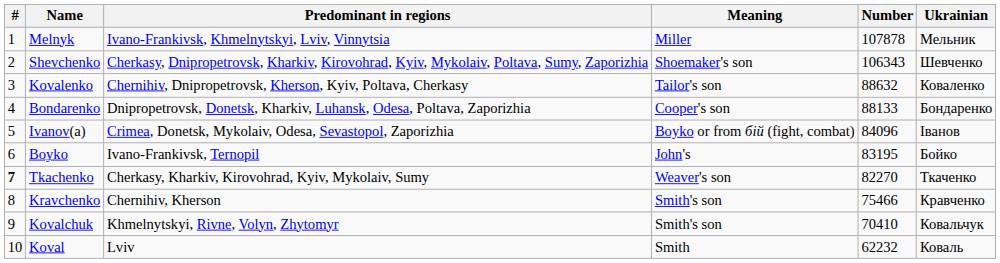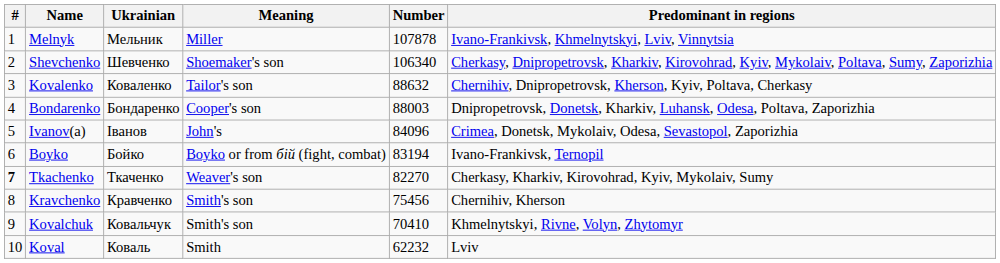columns swapped: (956, 16) <-> (378, 16)
(883, 62) 106343 -> (414, 62) 106340
(880, 108) 88133 -> (411, 108) 88003
(755, 131) Boyko or from бій (fight, combat) -> (204, 131) John's
(673, 154) John's -> (286, 154) Boyko or from бій (fight, combat)
(880, 154) 83195 -> (411, 154) 83194
(880, 200) 75466 -> (411, 200) 75456
